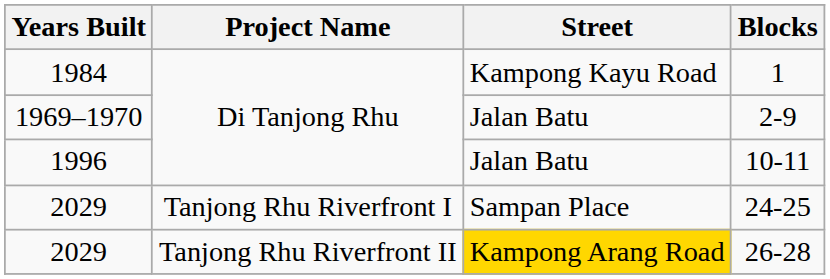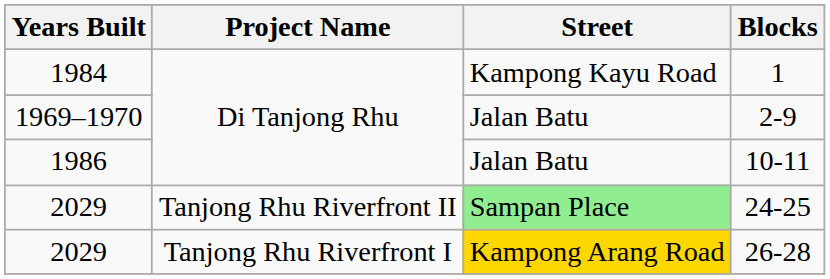(79, 161) 1996 -> (79, 161) 1986
(308, 206) Tanjong Rhu Riverfront I -> (308, 206) Tanjong Rhu Riverfront II
(550, 206) no background -> (550, 206) lightgreen background
(308, 251) Tanjong Rhu Riverfront II -> (308, 251) Tanjong Rhu Riverfront I
